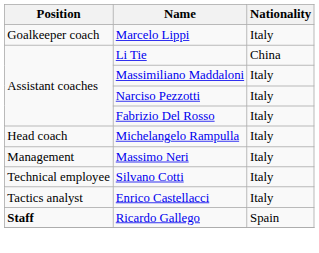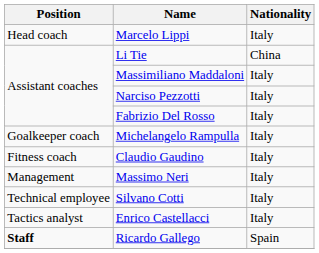(53, 34) Goalkeeper coach -> (37, 34) Head coach
(37, 136) Head coach -> (53, 136) Goalkeeper coach
+ row: (160, 156)
